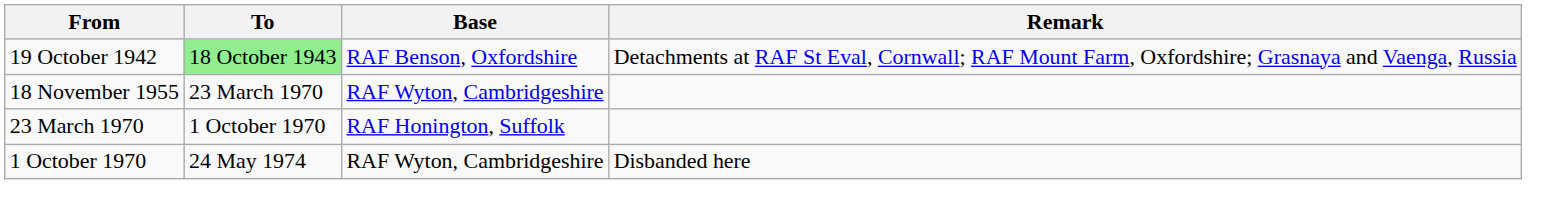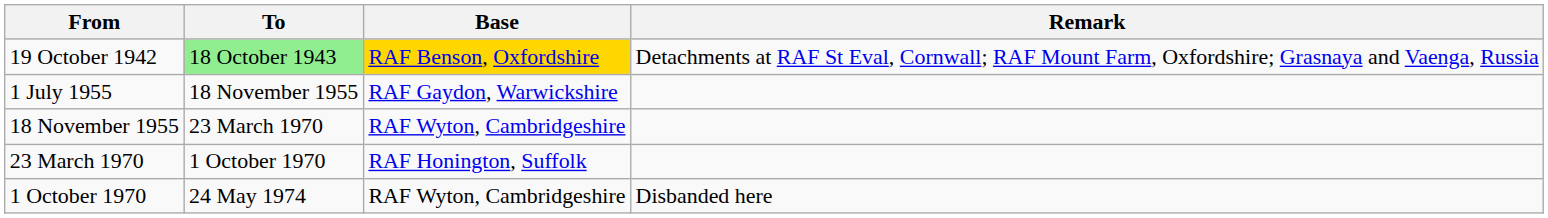(462, 56) no background -> (484, 56) gold background
+ row: (61, 91)
